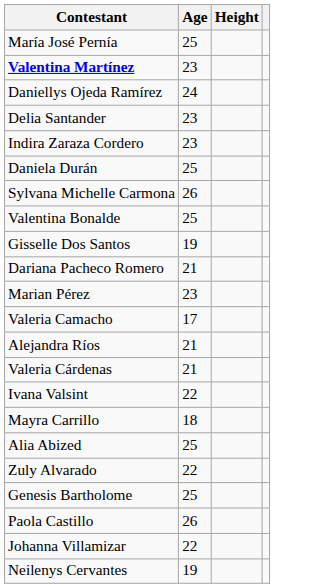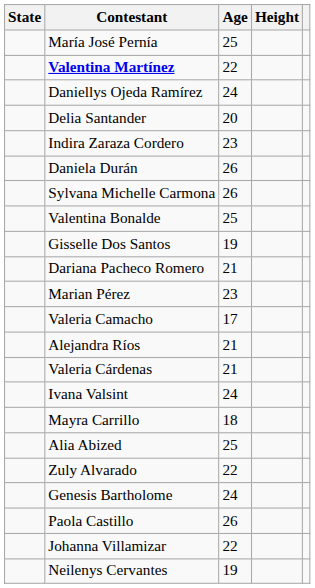+ column: (25, 17)
(190, 67) 23 -> (230, 67) 22
(190, 118) 23 -> (230, 118) 20
(190, 168) 25 -> (230, 168) 26
(190, 395) 22 -> (230, 395) 24
(190, 495) 25 -> (230, 495) 24
